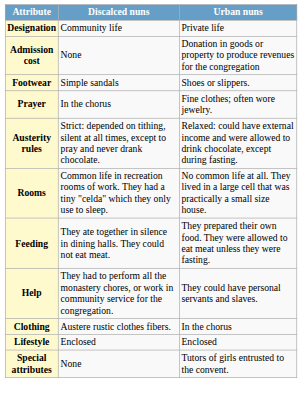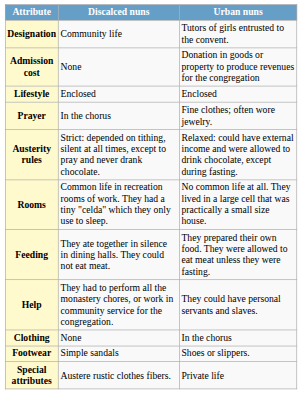(203, 28) Private life -> (233, 34) Tutors of girls entrusted to the convent.
rows swapped: (32, 342) <-> (32, 83)
(116, 326) Austere rustic clothes fibers. -> (71, 338) None
(71, 364) None -> (116, 375) Austere rustic clothes fibers.
(233, 364) Tutors of girls entrusted to the convent. -> (203, 375) Private life
